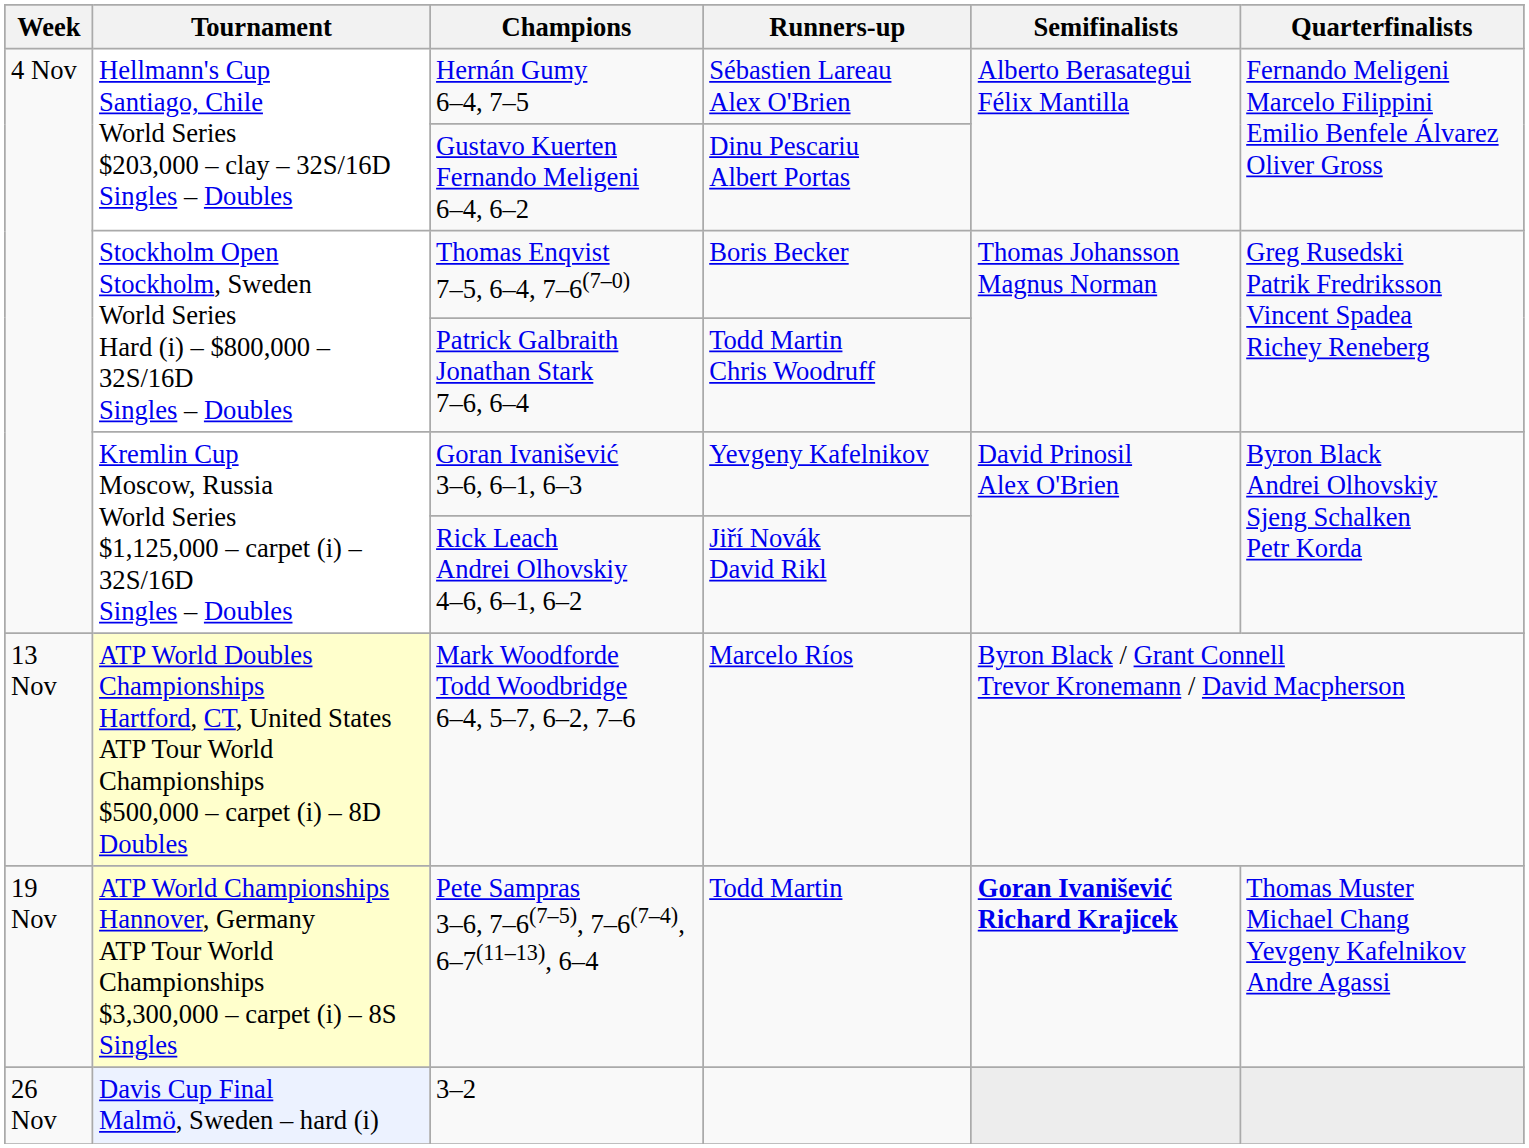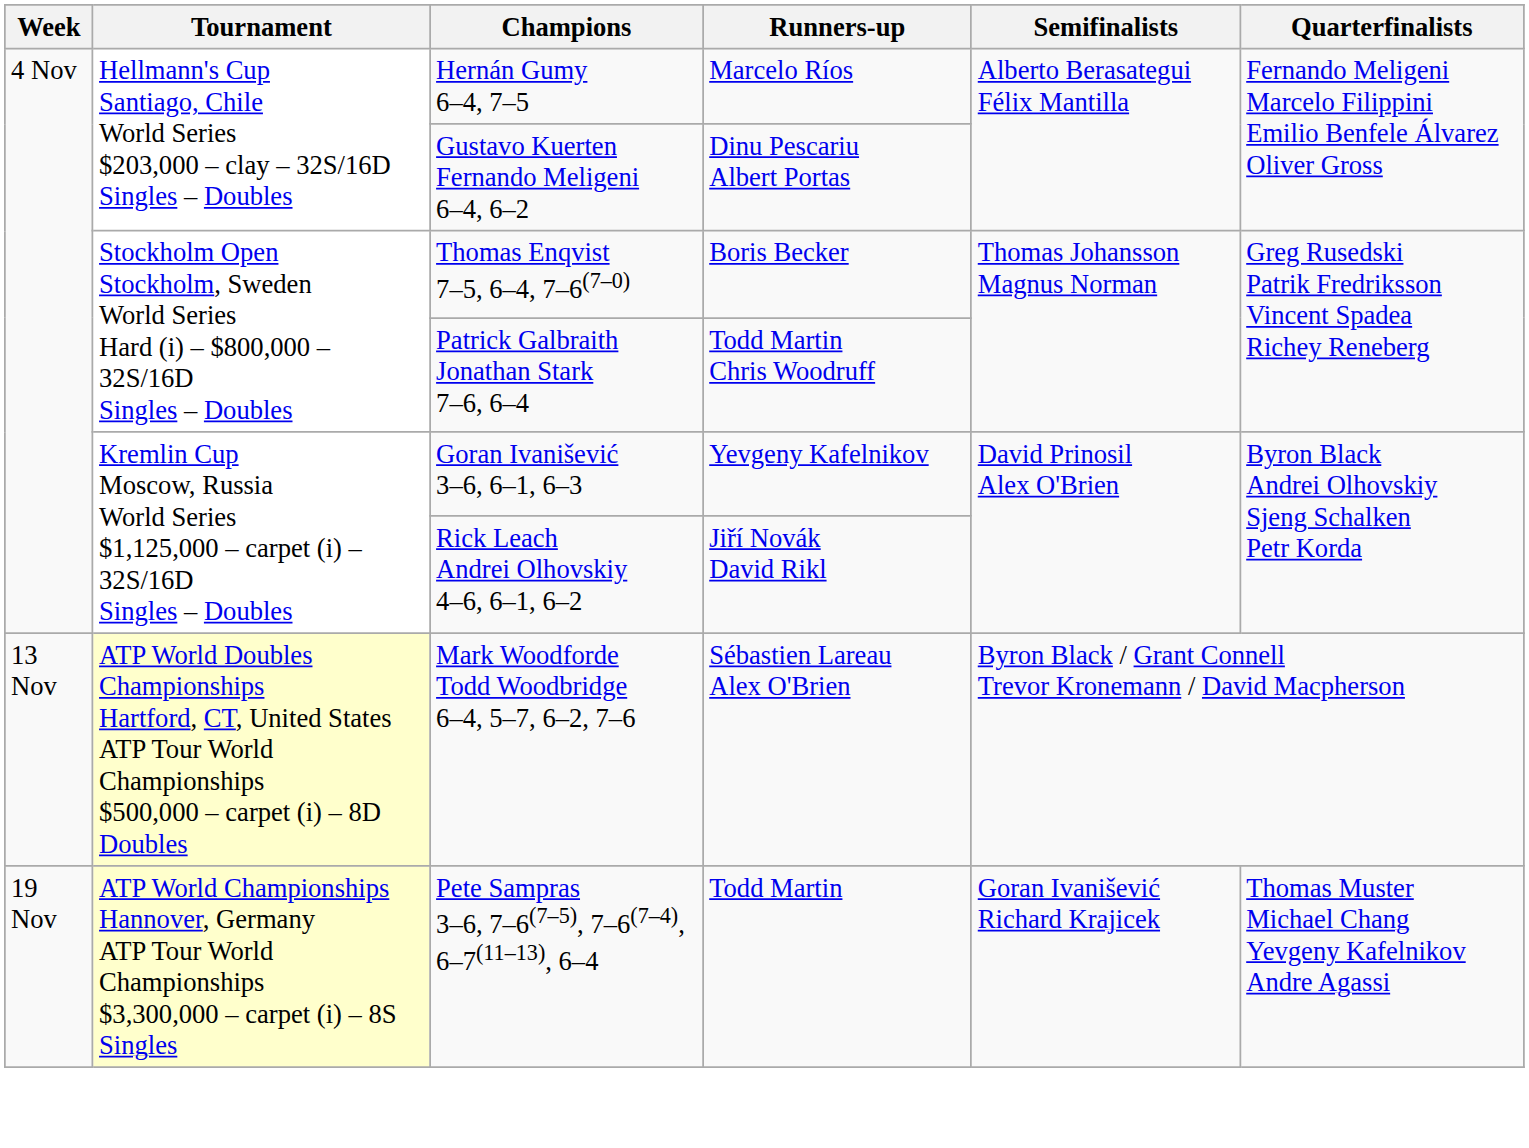(800, 86) Sébastien Lareau Alex O'Brien -> (781, 70) Marcelo Ríos
(781, 655) Marcelo Ríos -> (800, 671) Sébastien Lareau Alex O'Brien
(1078, 904) bold -> (1069, 904) normal
- row: (456, 1089)
